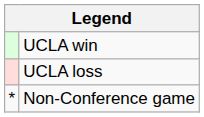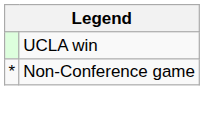- row: (63, 72)
